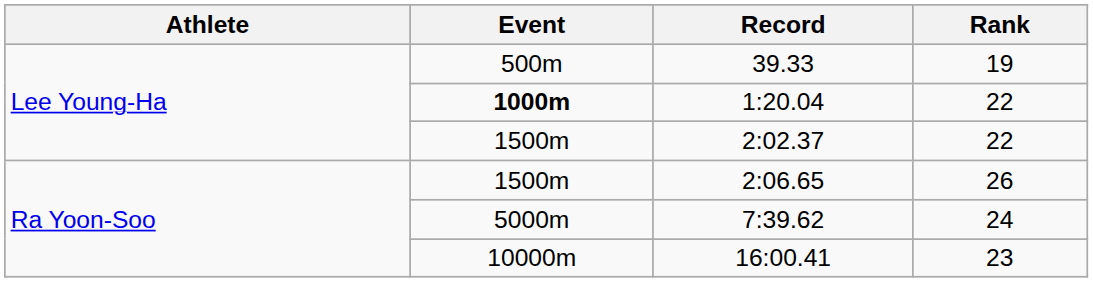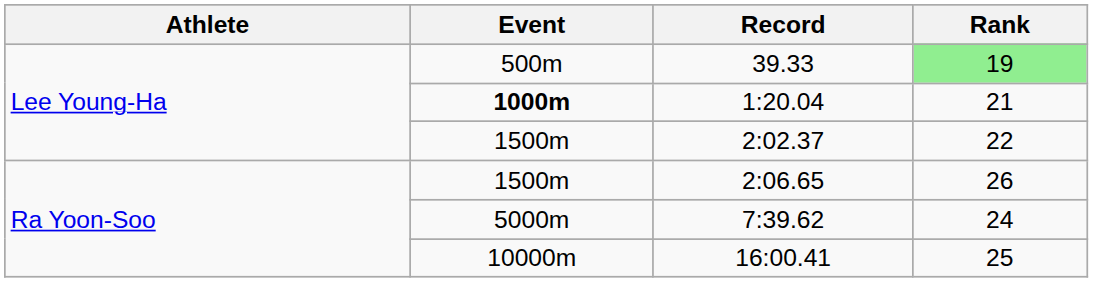(1000, 64) no background -> (1000, 64) lightgreen background
(1000, 103) 22 -> (1000, 103) 21
(1000, 258) 23 -> (1000, 258) 25
